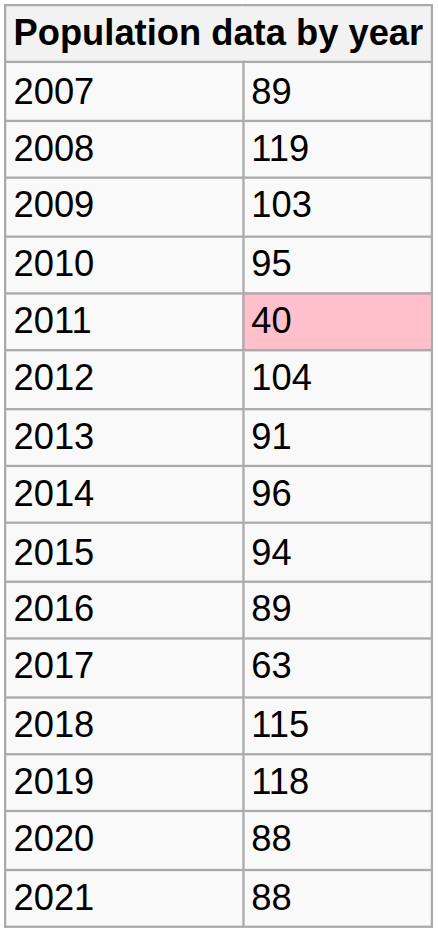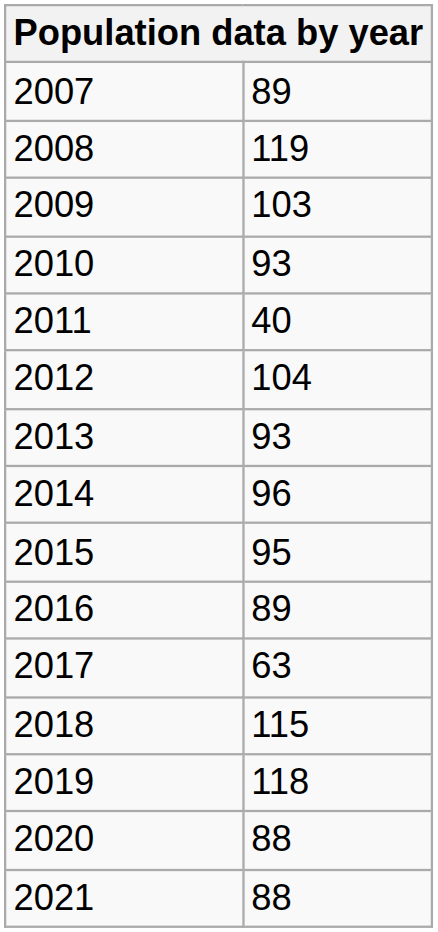(272, 263) 95 -> (272, 263) 93
(272, 321) pink background -> (272, 321) no background
(272, 436) 91 -> (272, 436) 93
(272, 551) 94 -> (272, 551) 95
